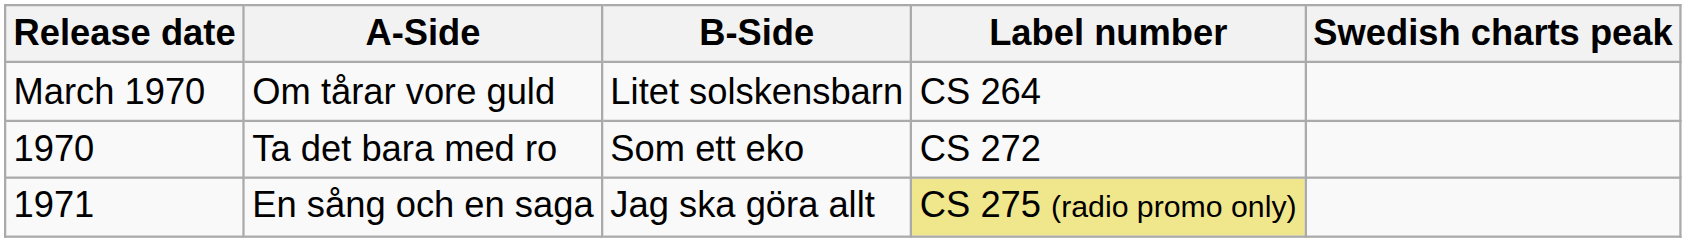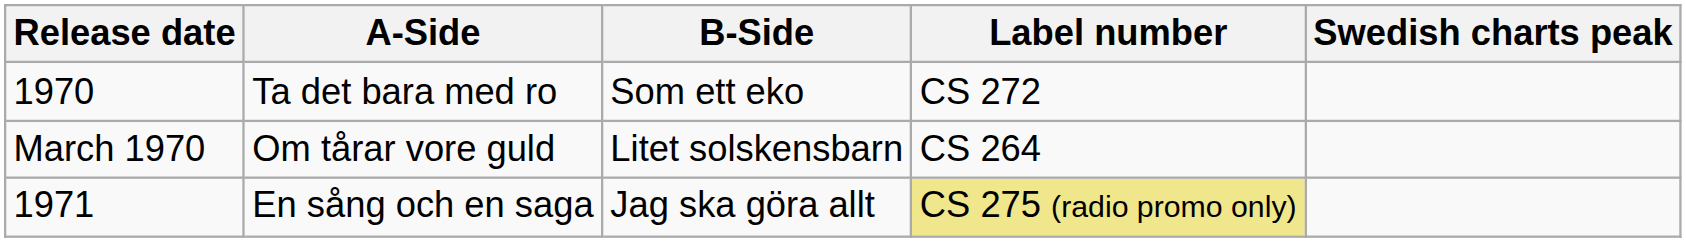rows swapped: (404, 90) <-> (405, 148)
